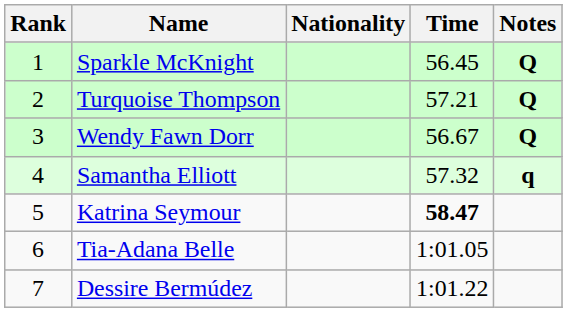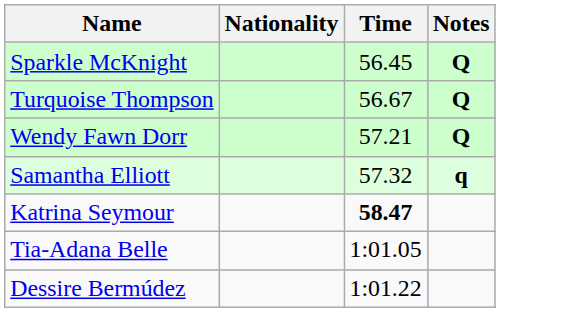- column: (38, 23)
(452, 99) 57.21 -> (386, 99) 56.67
(452, 136) 56.67 -> (386, 136) 57.21
